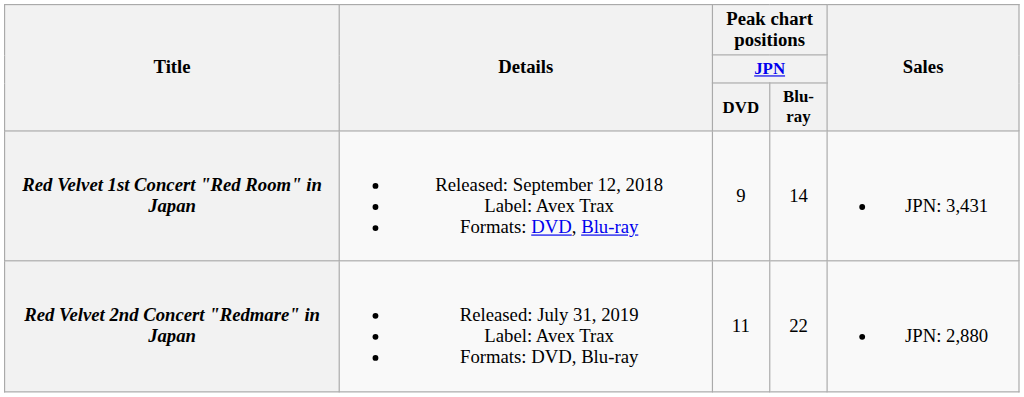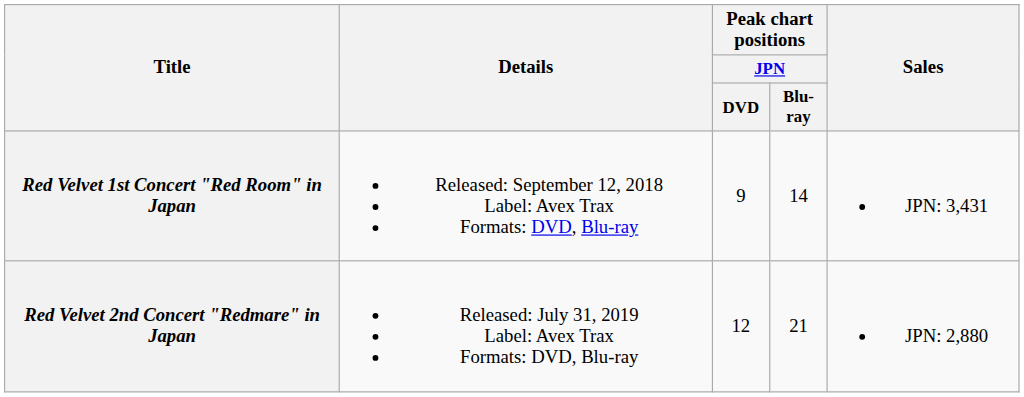(741, 326) 11 -> (741, 326) 12
(799, 326) 22 -> (799, 326) 21
